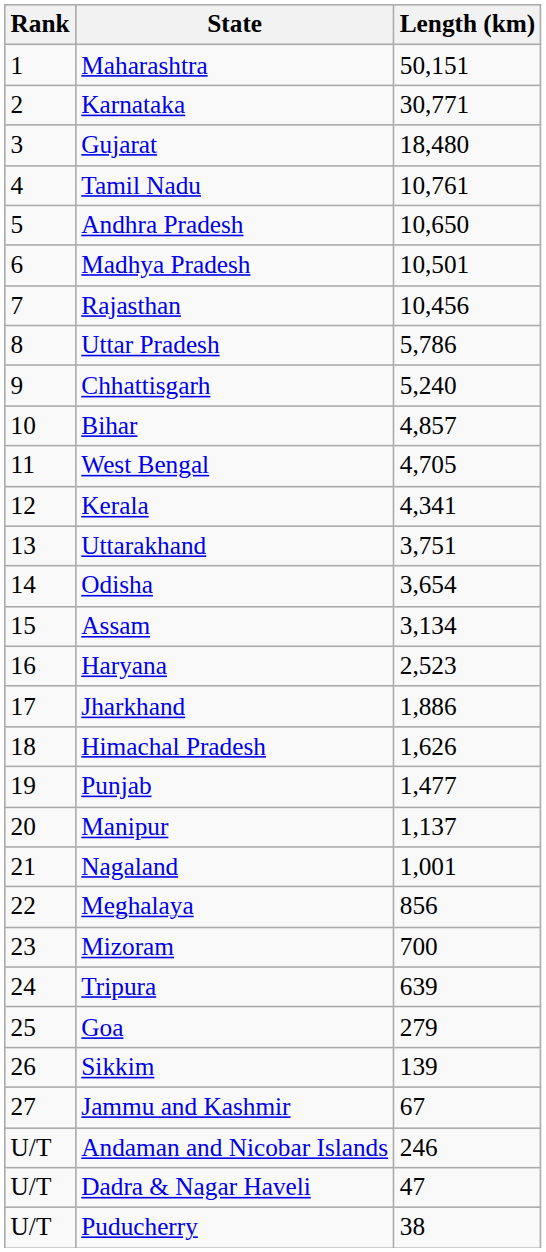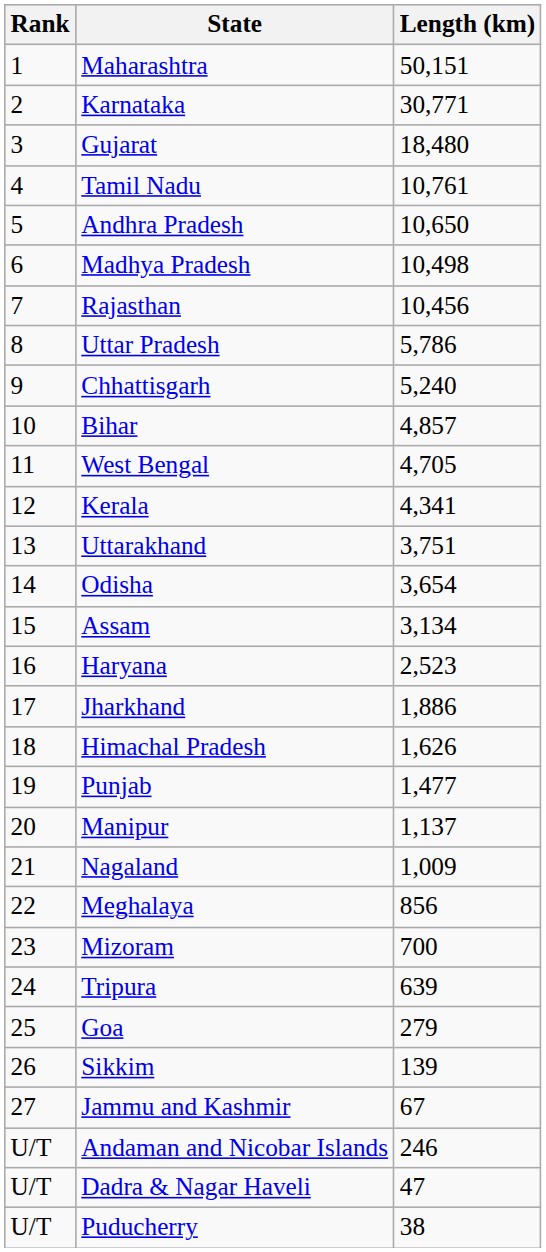(435, 265) 10,501 -> (435, 265) 10,498
(428, 866) 1,001 -> (428, 866) 1,009
